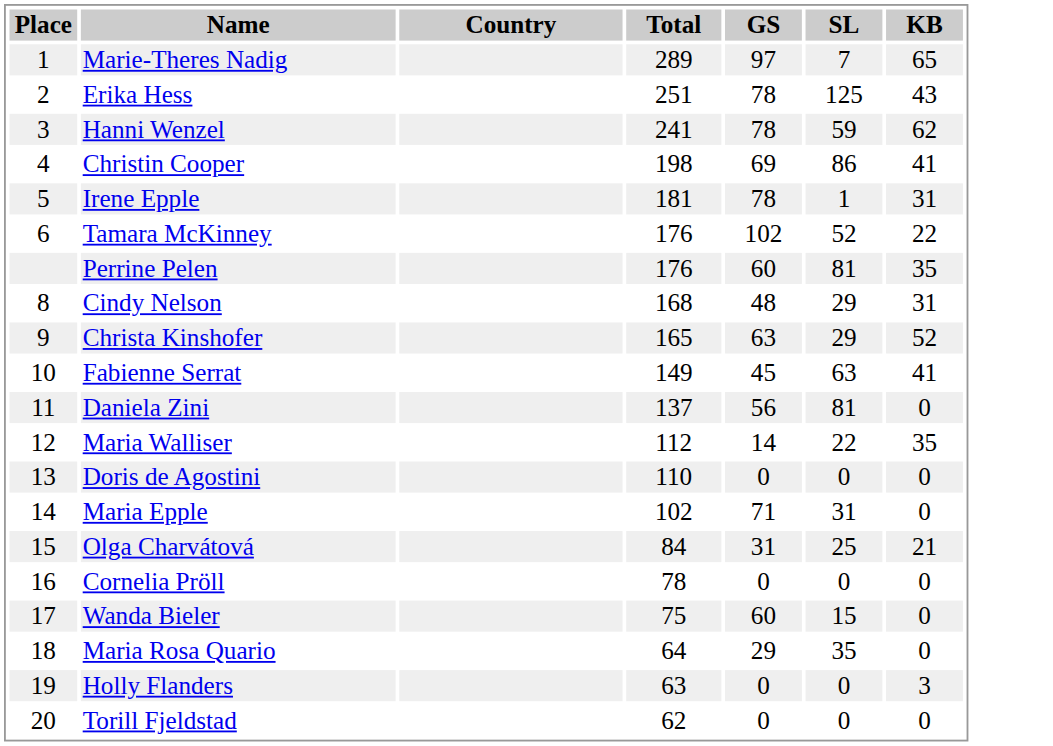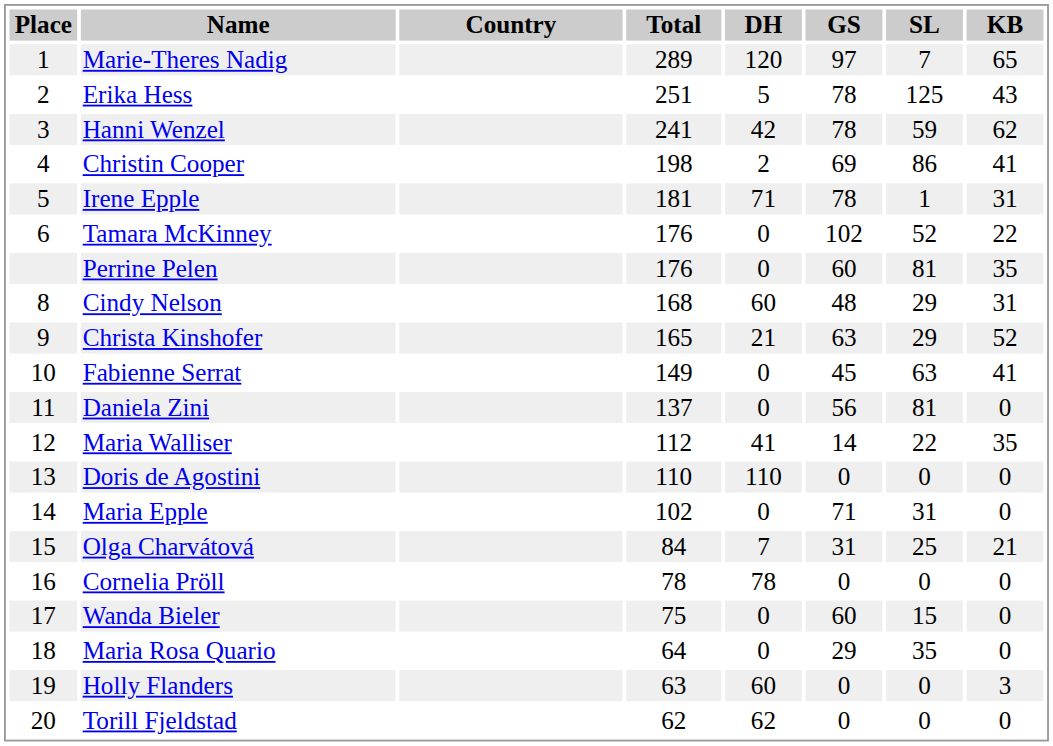+ column: (763, 25)
